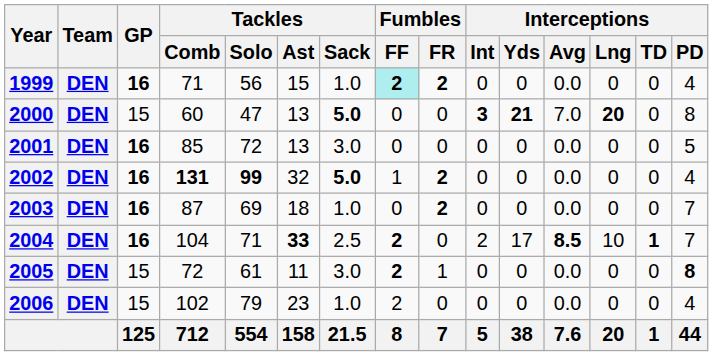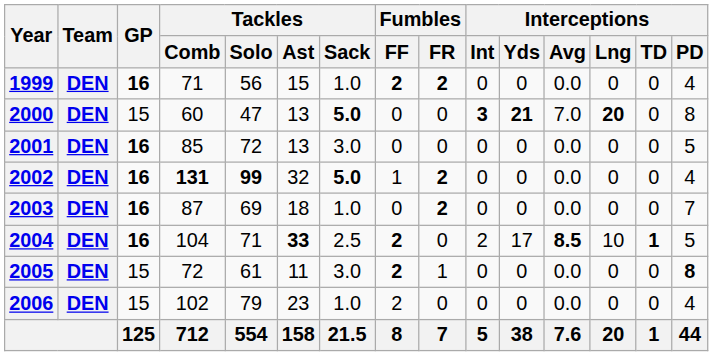(397, 83) paleturquoise background -> (397, 83) no background
(690, 240) 7 -> (690, 240) 5
